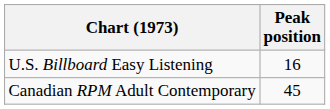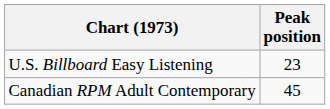(292, 63) 16 -> (292, 63) 23
